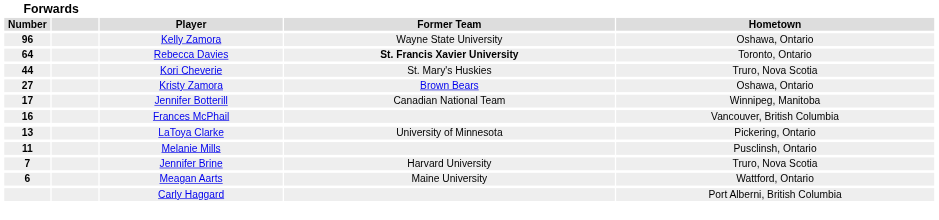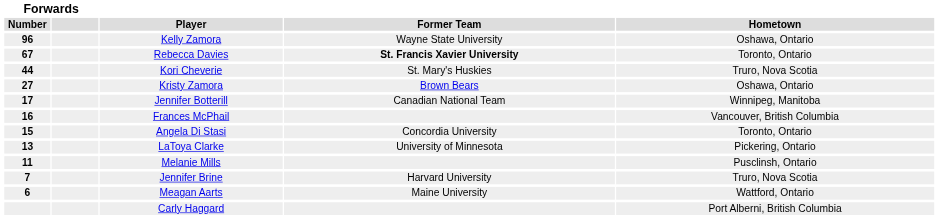(27, 55) 64 -> (27, 55) 67
+ row: (191, 132)
